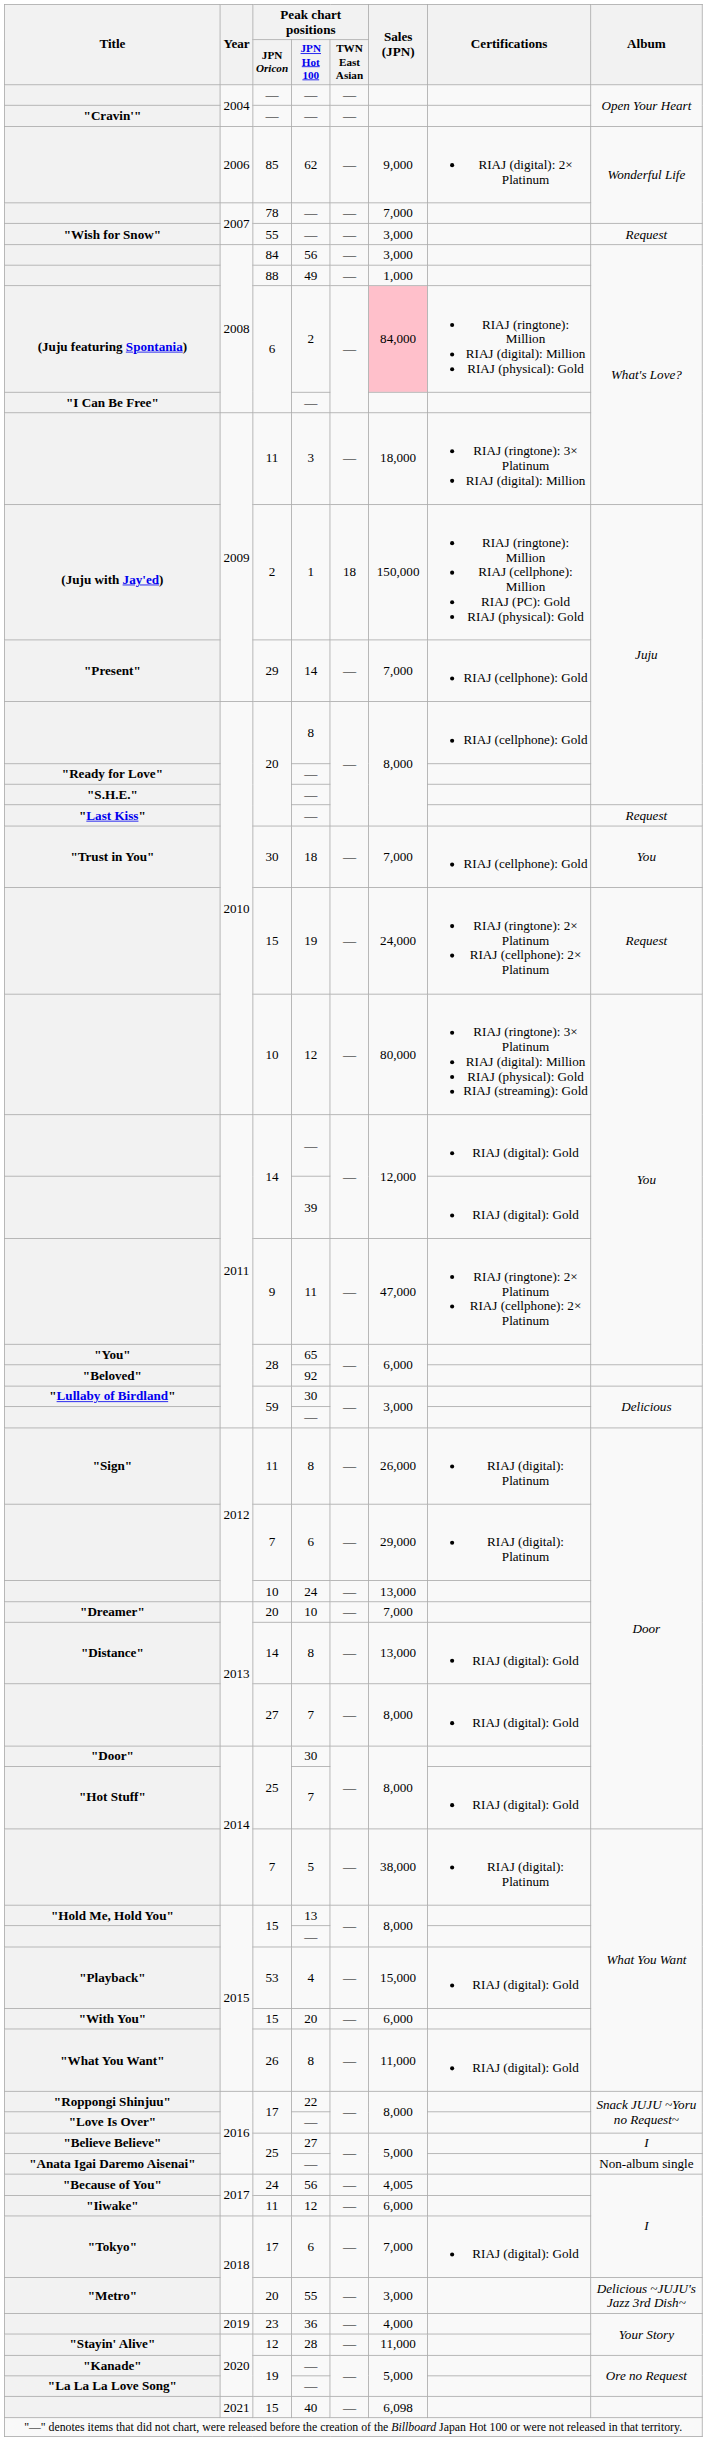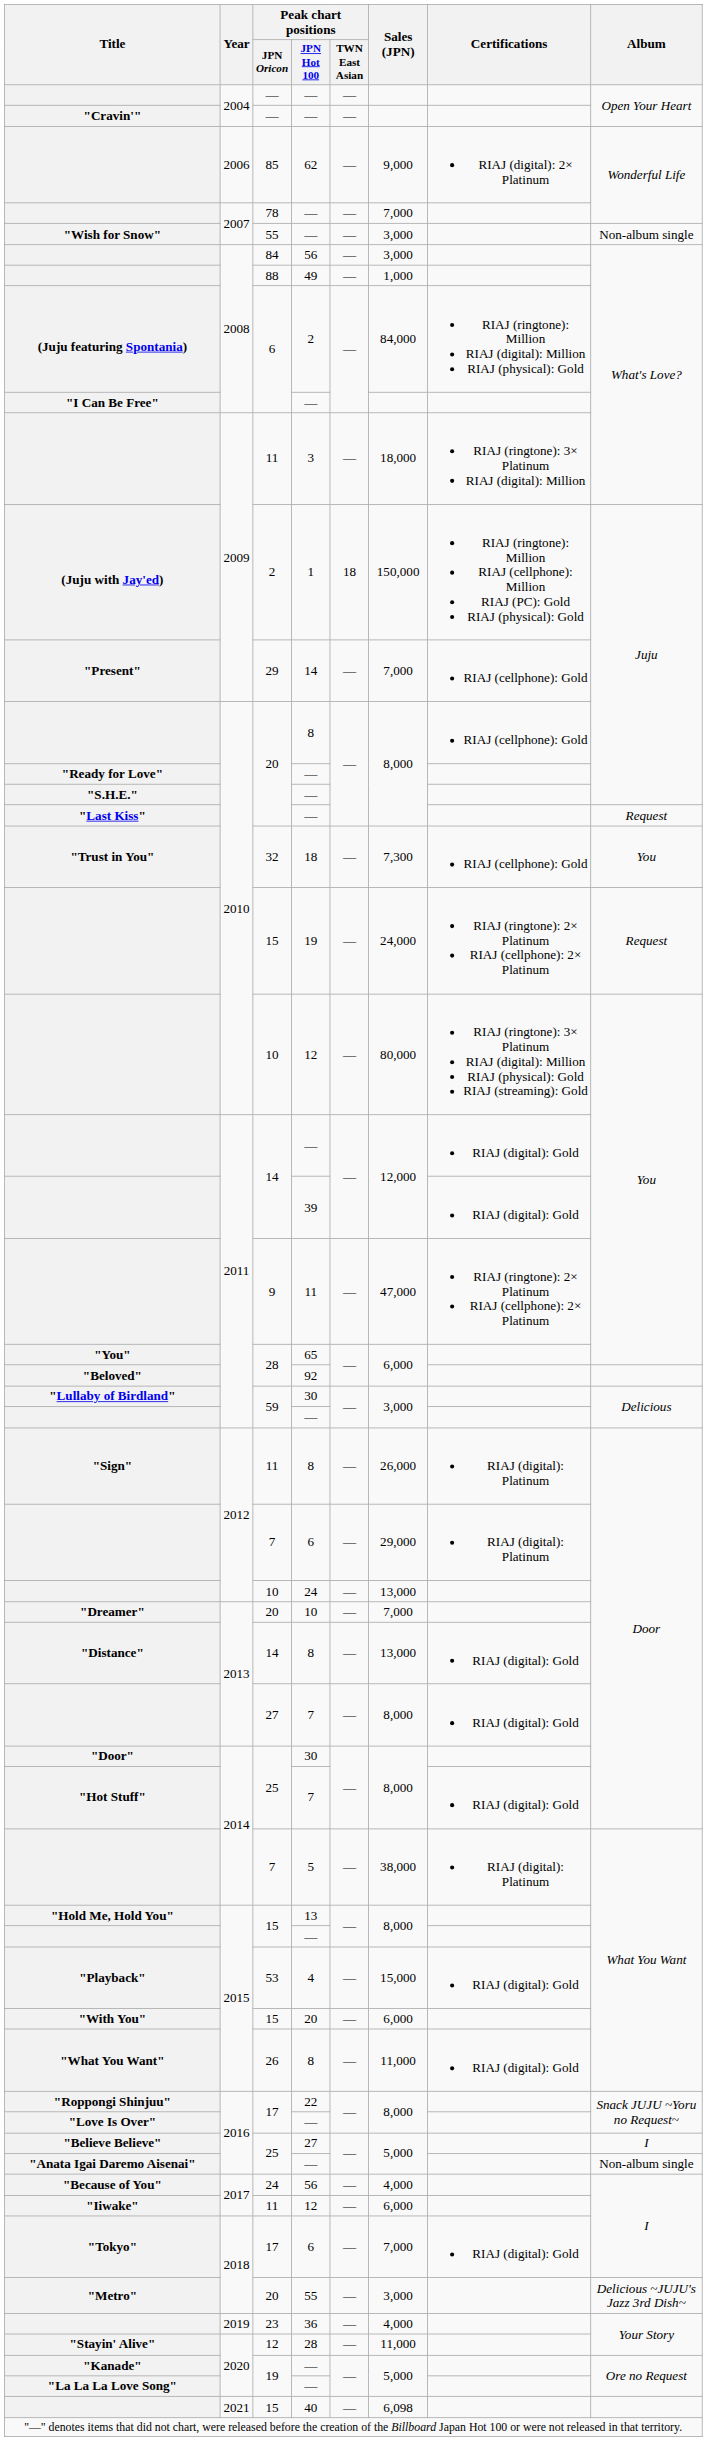(646, 234) Request -> (646, 234) Non-album single
(398, 339) pink background -> (398, 339) no background
(272, 856) 30 -> (272, 856) 32
(398, 856) 7,000 -> (398, 856) 7,300
(398, 2184) 4,005 -> (398, 2184) 4,000
